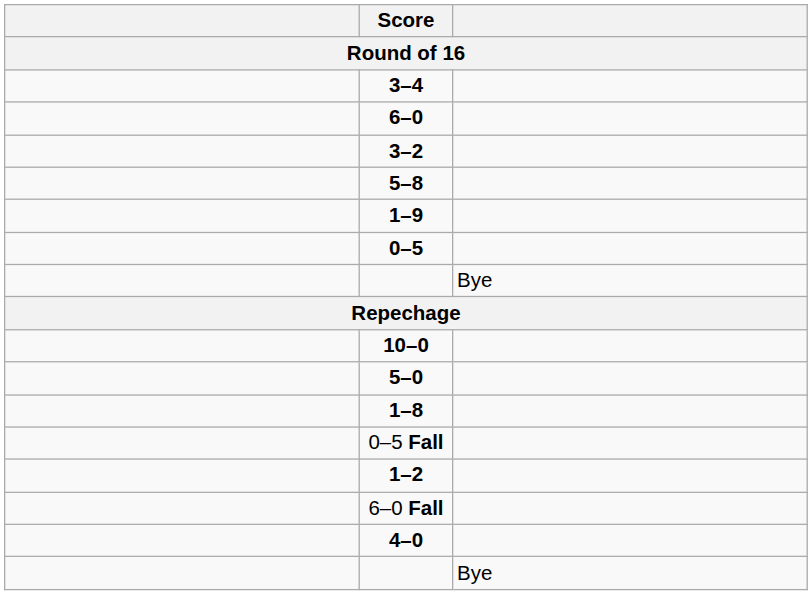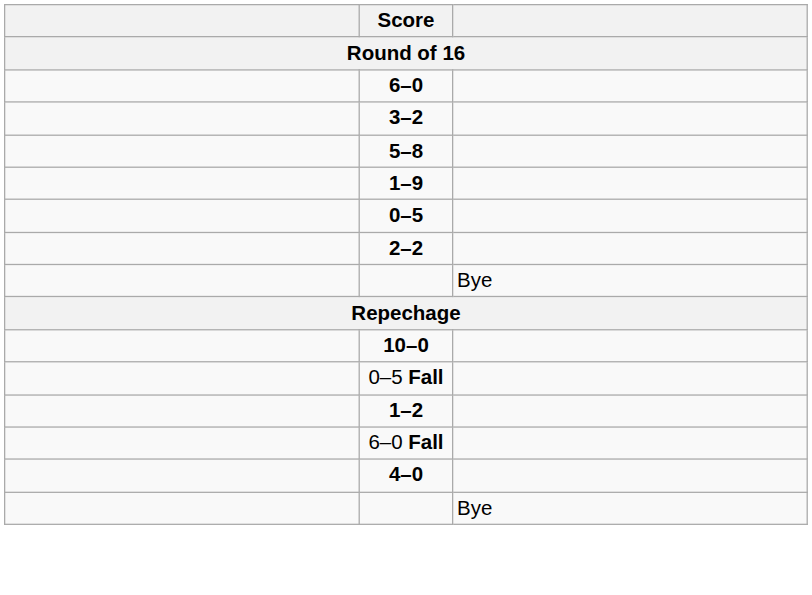- row: (406, 85)
+ row: (406, 248)
- row: (406, 378)
- row: (406, 410)
